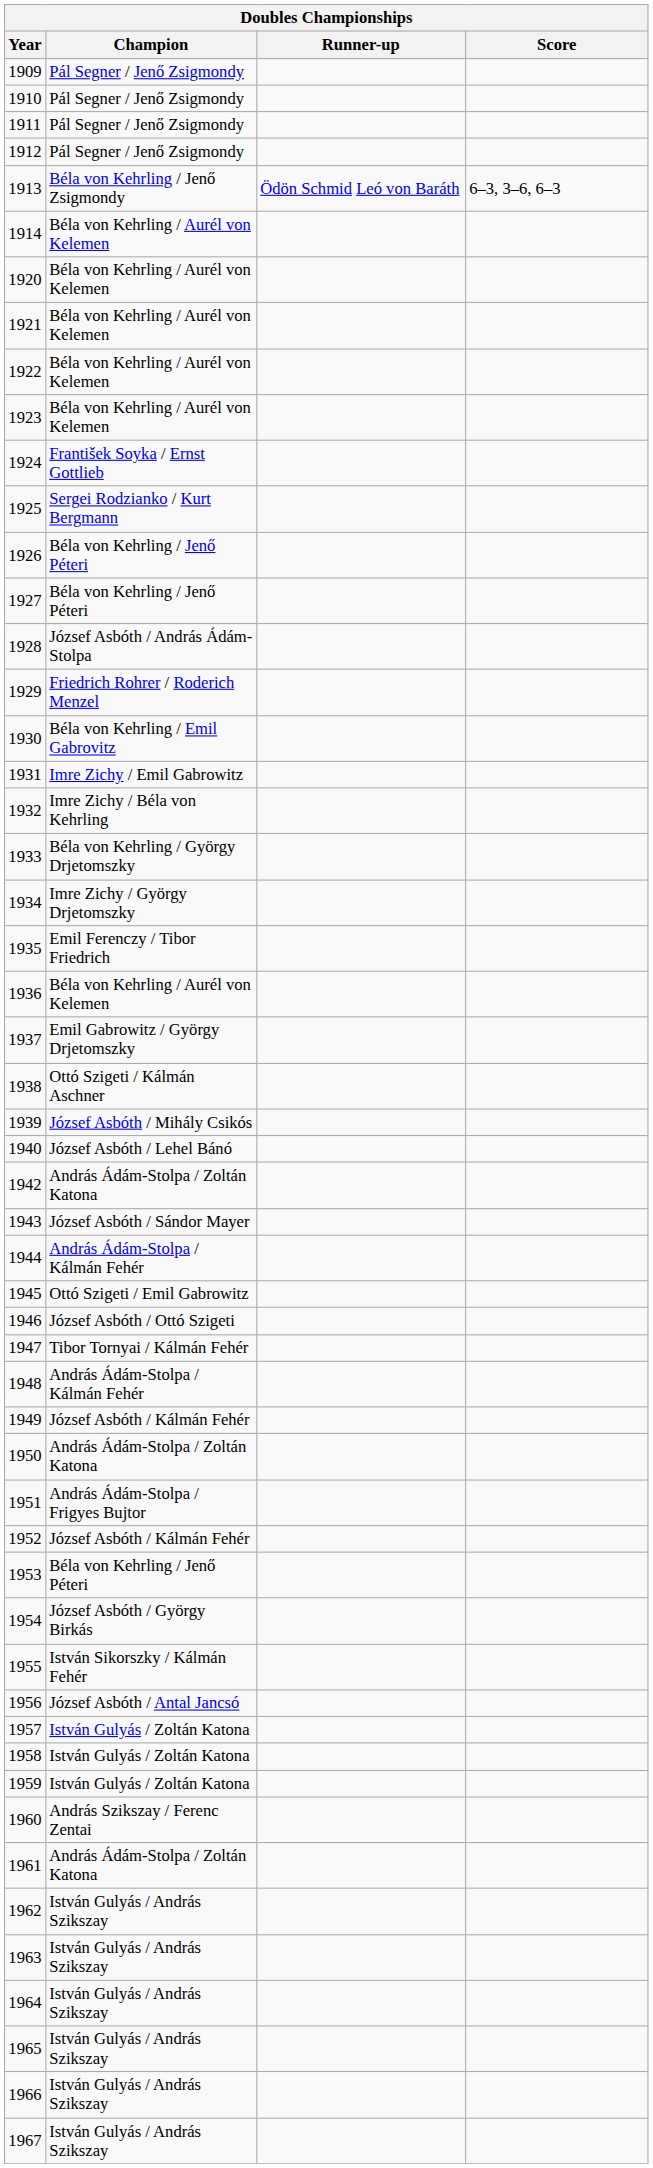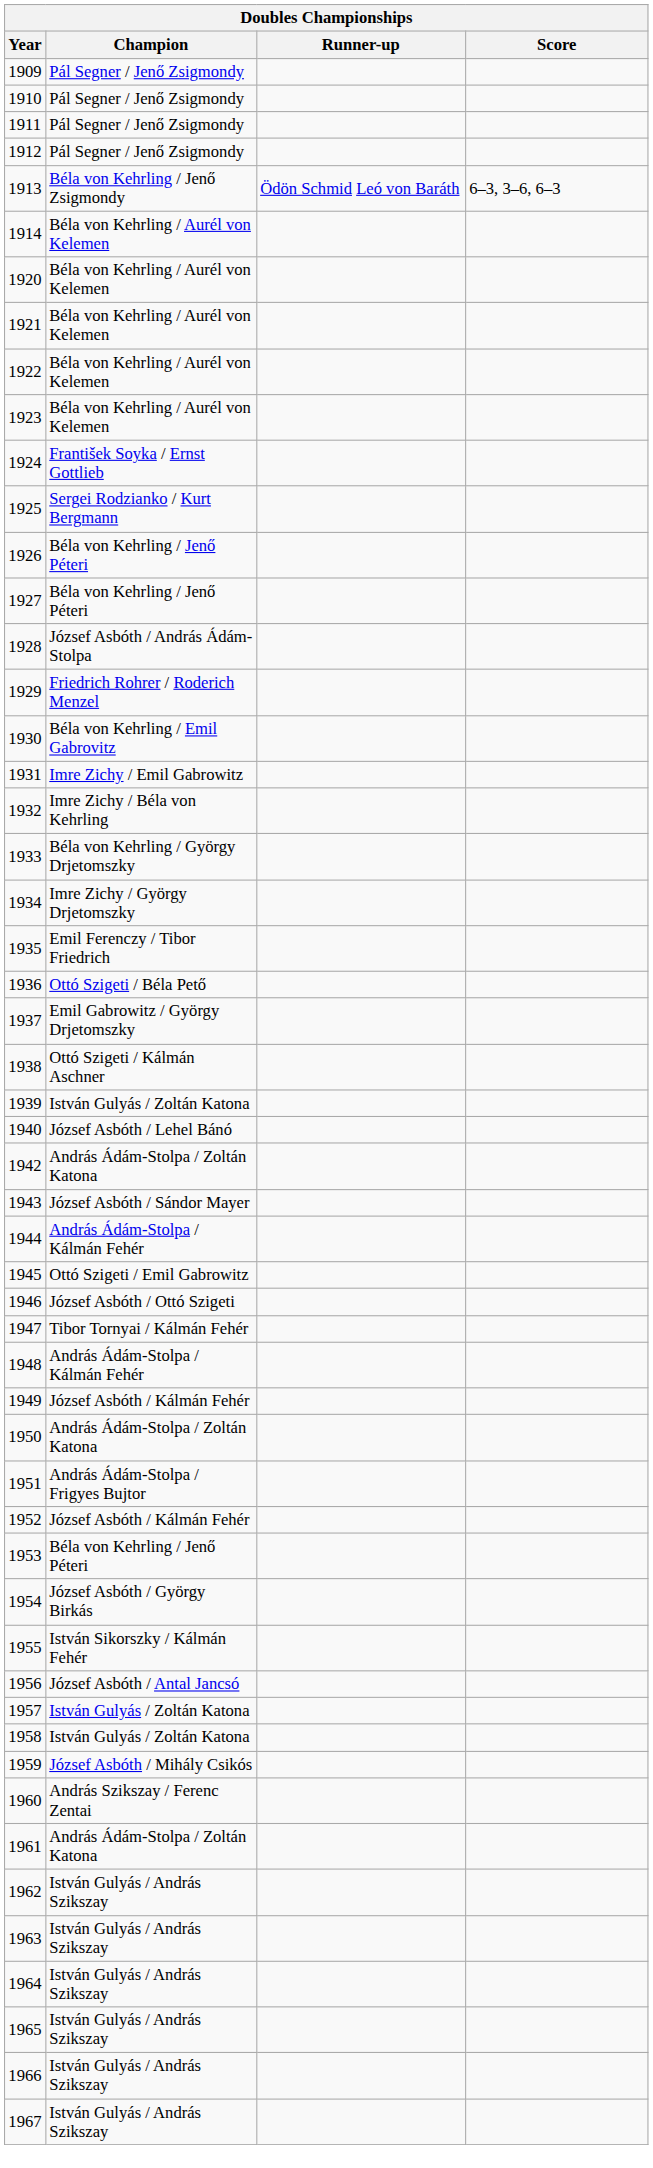(150, 993) Béla von Kehrling / Aurél von Kelemen -> (128, 984) Ottó Szigeti / Béla Pető
(151, 1121) József Asbóth / Mihály Csikós -> (149, 1102) István Gulyás / Zoltán Katona
(149, 1782) István Gulyás / Zoltán Katona -> (151, 1763) József Asbóth / Mihály Csikós
